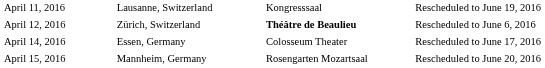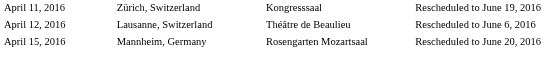(165, 8) Lausanne, Switzerland -> (158, 8) Zürich, Switzerland
(158, 24) Zürich, Switzerland -> (165, 24) Lausanne, Switzerland
(311, 24) bold -> (308, 24) normal
- row: (35, 41)
